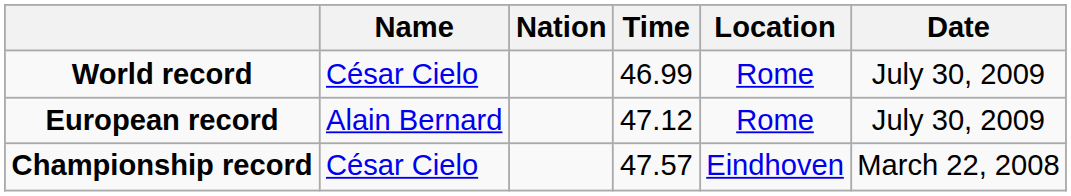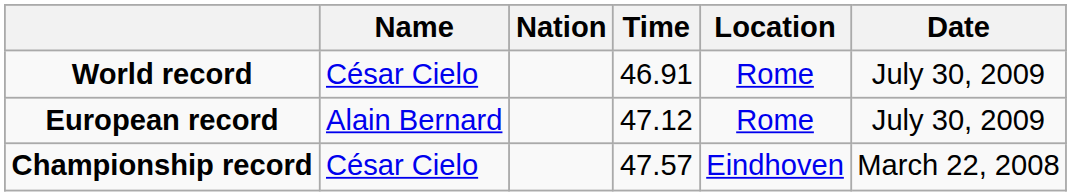(656, 73) 46.99 -> (656, 73) 46.91
